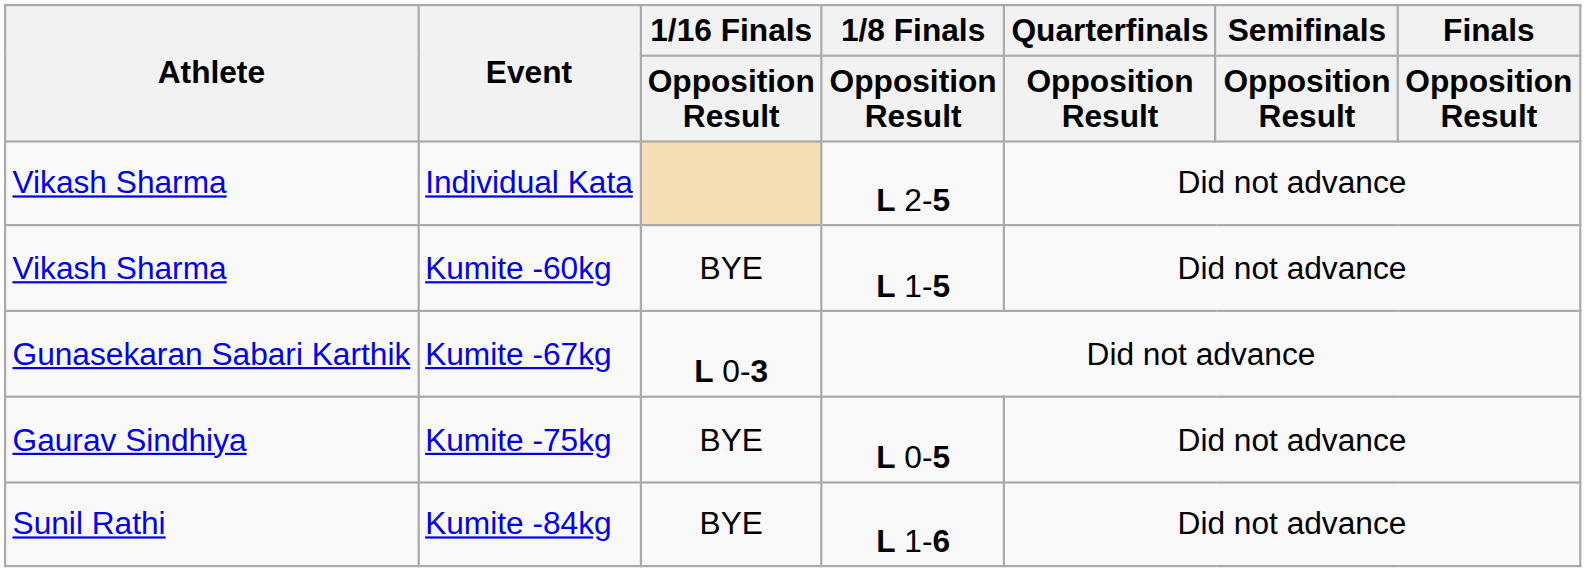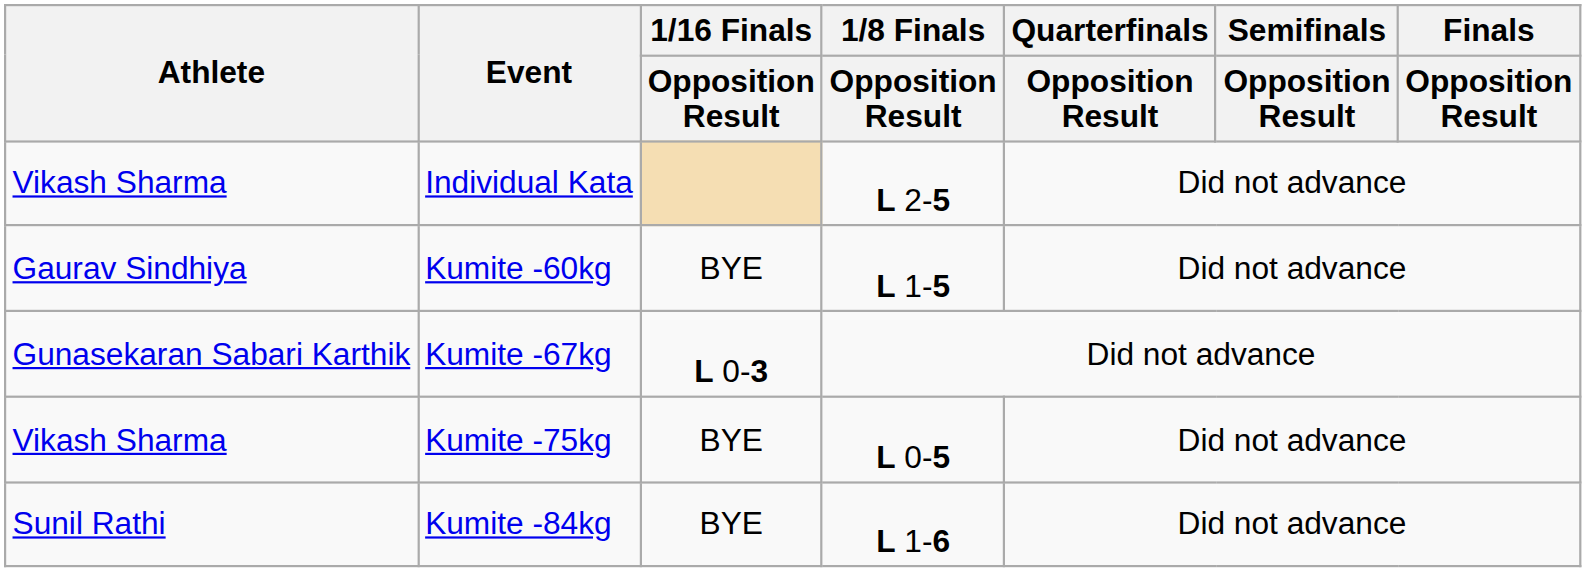(120, 269) Vikash Sharma -> (130, 269) Gaurav Sindhiya
(130, 439) Gaurav Sindhiya -> (120, 439) Vikash Sharma
